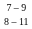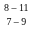rows swapped: (16, 21) <-> (16, 8)
